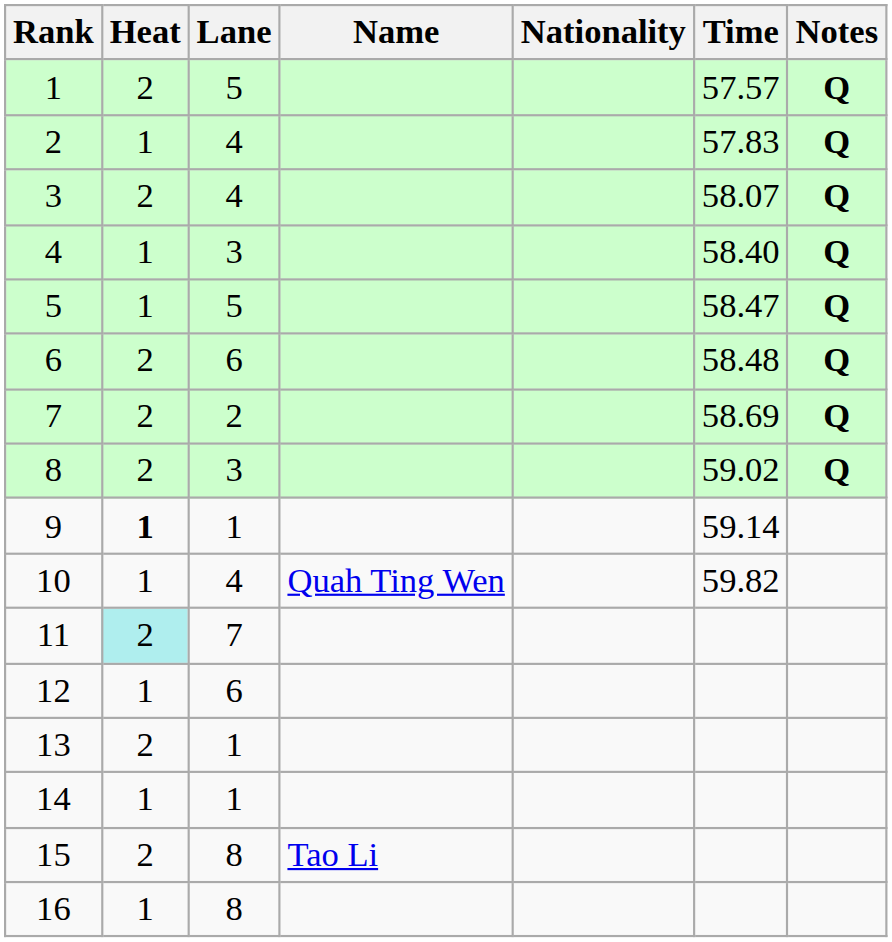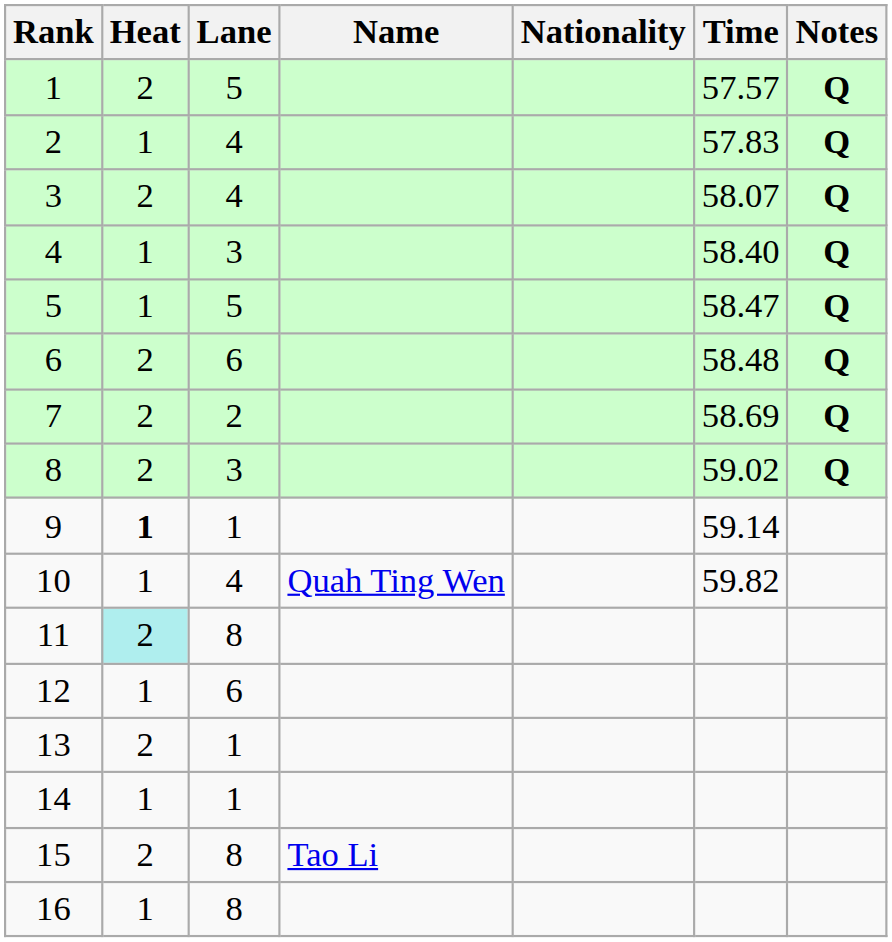(234, 634) 7 -> (234, 634) 8
